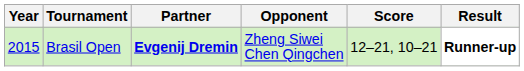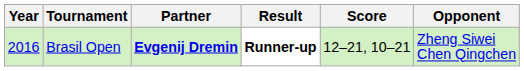columns swapped: (294, 16) <-> (480, 16)
(24, 47) 2015 -> (24, 47) 2016
